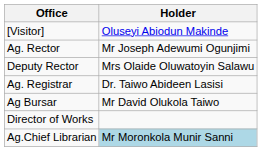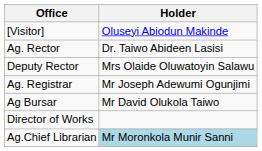(176, 48) Mr Joseph Adewumi Ogunjimi -> (162, 48) Dr. Taiwo Abideen Lasisi
(162, 84) Dr. Taiwo Abideen Lasisi -> (176, 84) Mr Joseph Adewumi Ogunjimi
